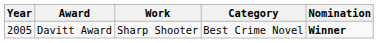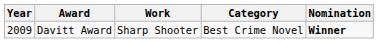(19, 30) 2005 -> (19, 30) 2009
